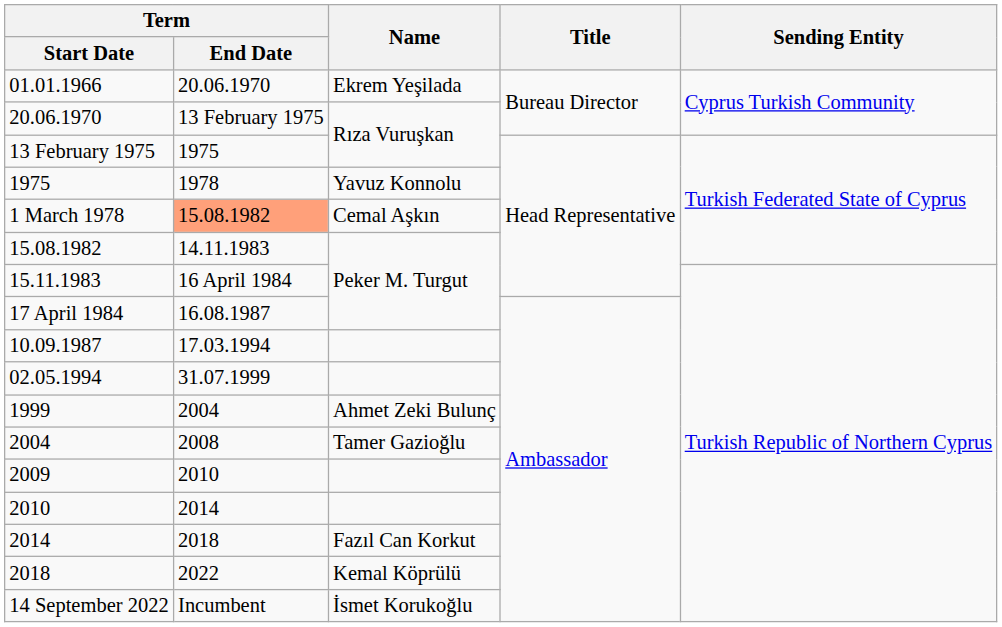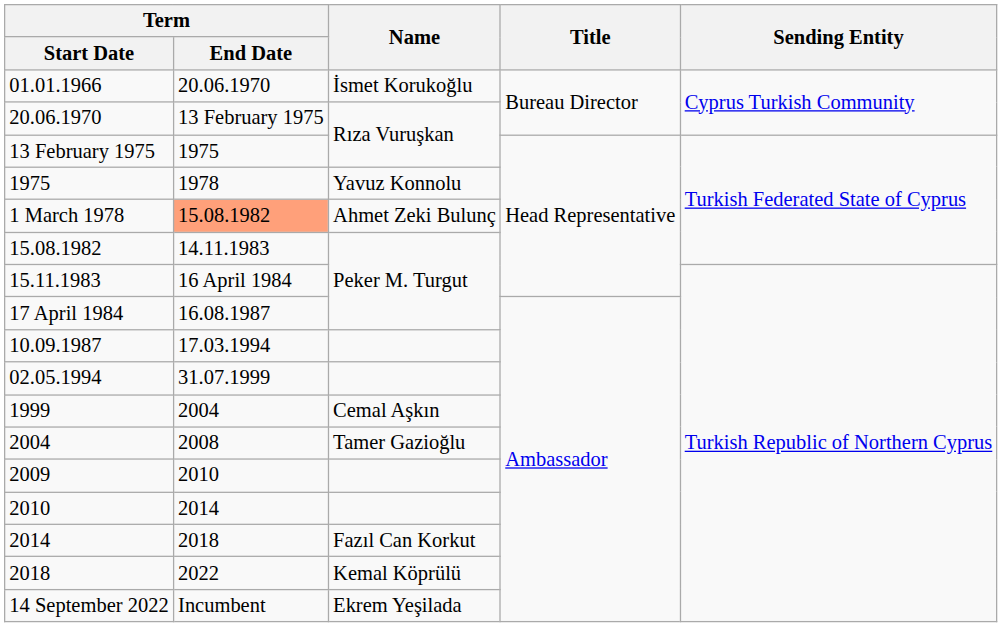(397, 85) Ekrem Yeşilada -> (403, 85) İsmet Korukoğlu
(386, 215) Cemal Aşkın -> (414, 215) Ahmet Zeki Bulunç
(414, 410) Ahmet Zeki Bulunç -> (386, 410) Cemal Aşkın
(403, 605) İsmet Korukoğlu -> (397, 605) Ekrem Yeşilada
